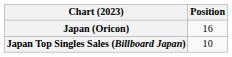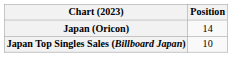(208, 28) 16 -> (208, 28) 14
